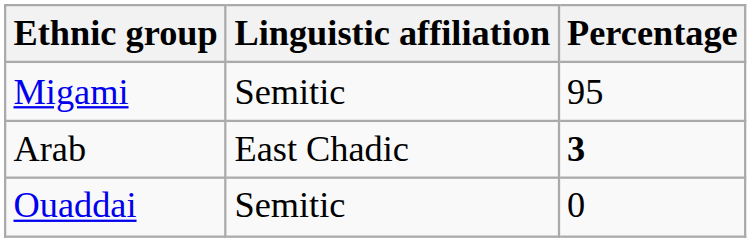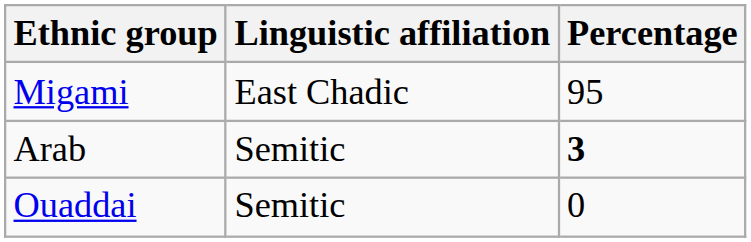(290, 90) Semitic -> (322, 90) East Chadic
(322, 148) East Chadic -> (290, 148) Semitic
